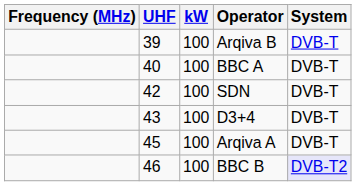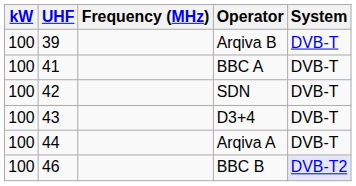columns swapped: (72, 17) <-> (196, 17)
(152, 67) 40 -> (51, 67) 41
(152, 142) 45 -> (51, 142) 44
